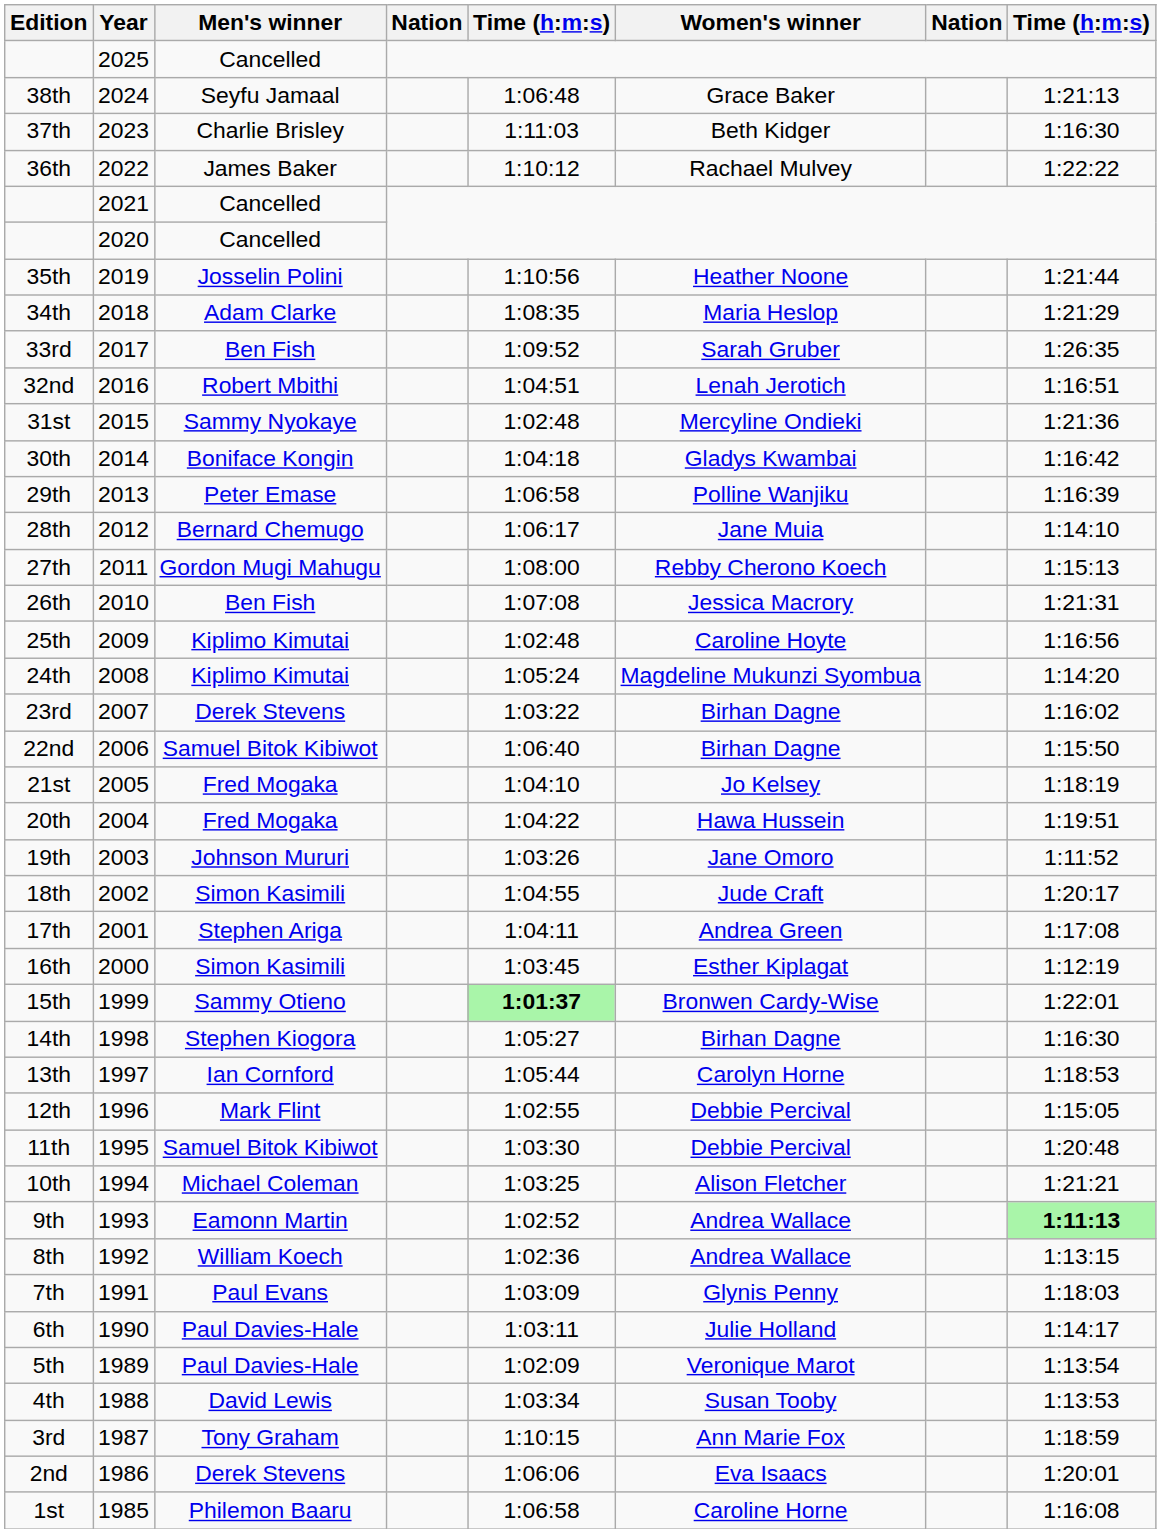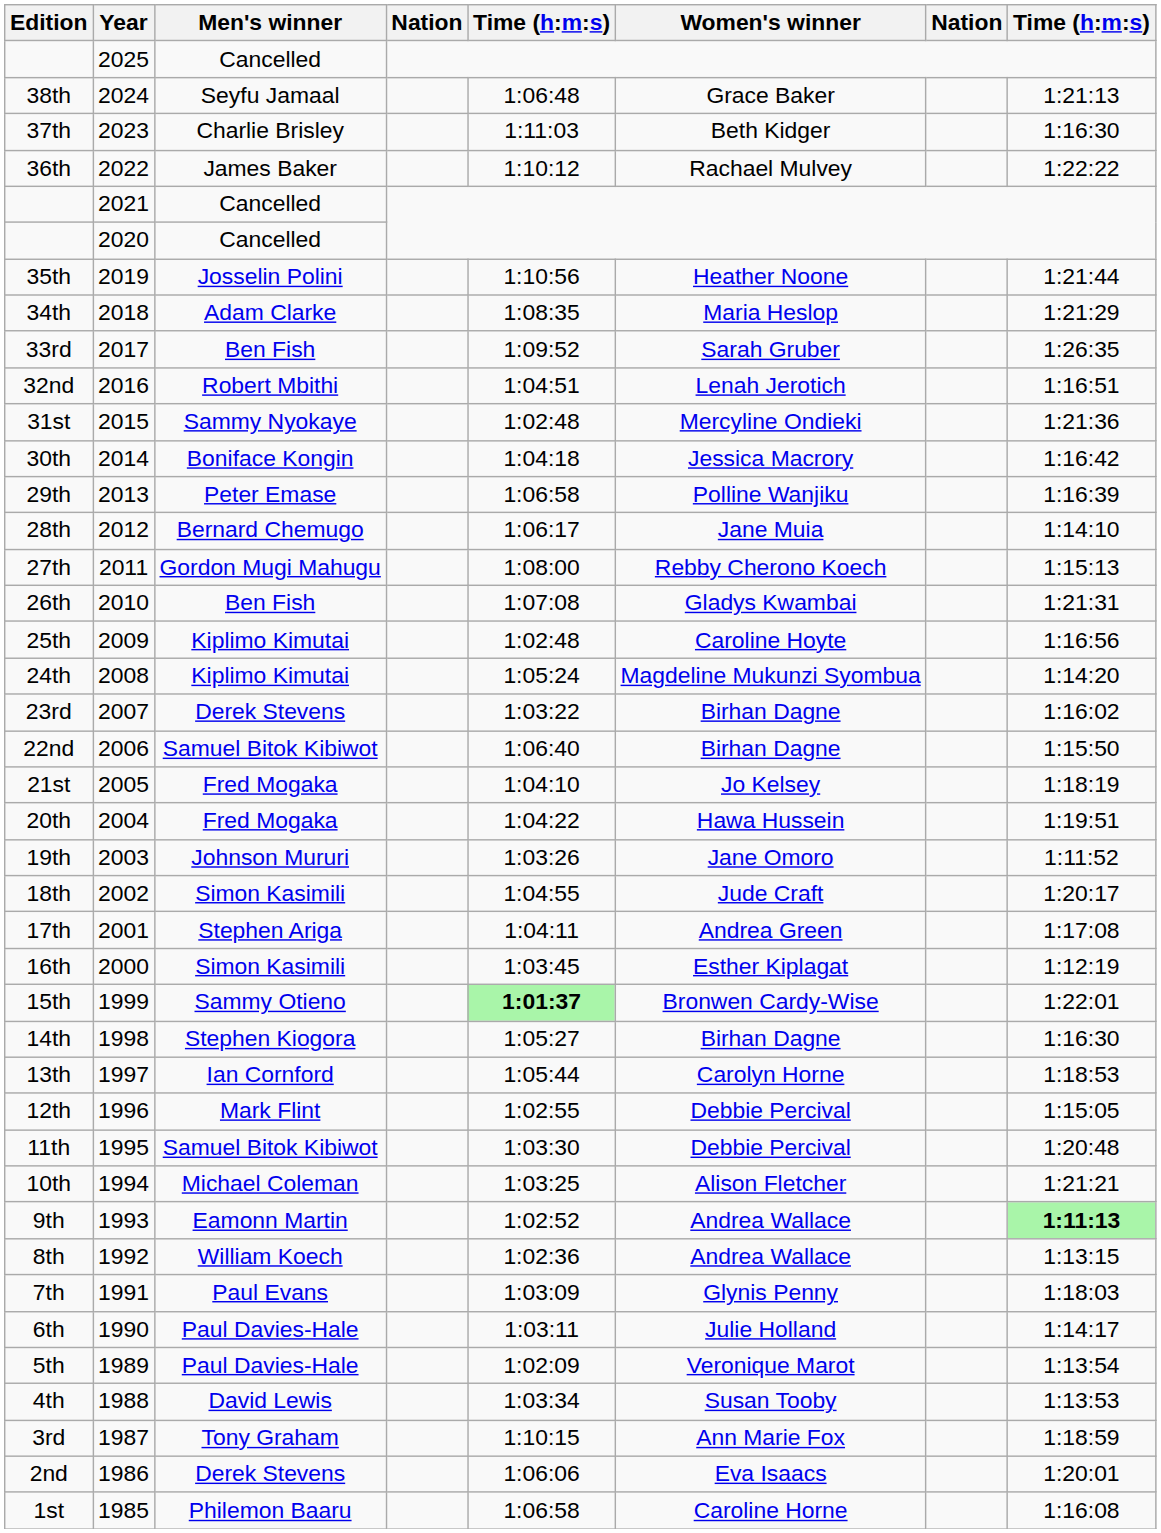(771, 458) Gladys Kwambai -> (771, 458) Jessica Macrory
(771, 603) Jessica Macrory -> (771, 603) Gladys Kwambai
